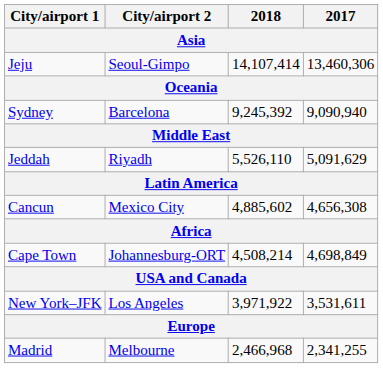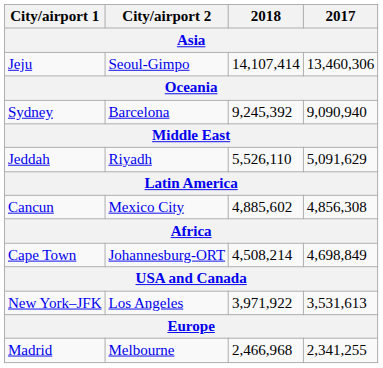(337, 207) 4,656,308 -> (337, 207) 4,856,308
(336, 302) 3,531,611 -> (337, 302) 3,531,613
